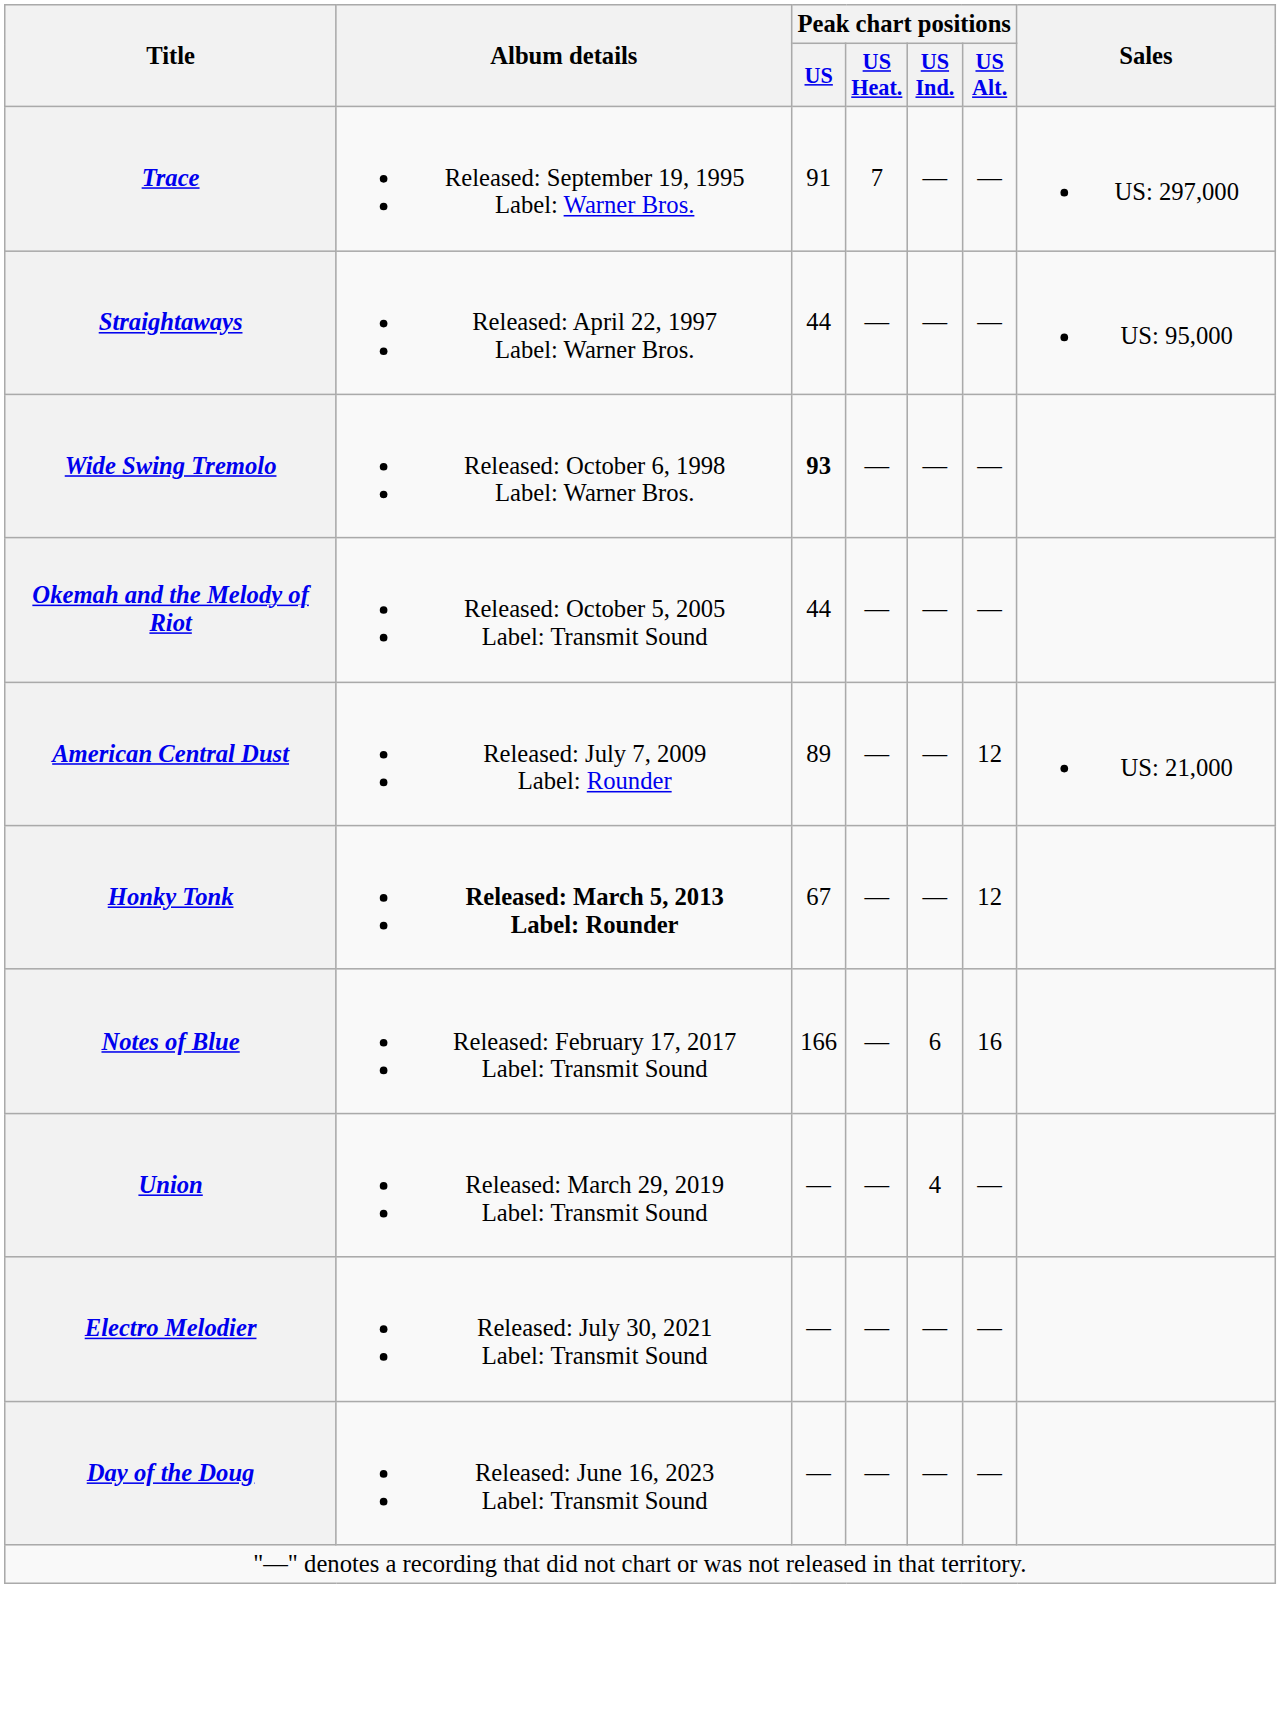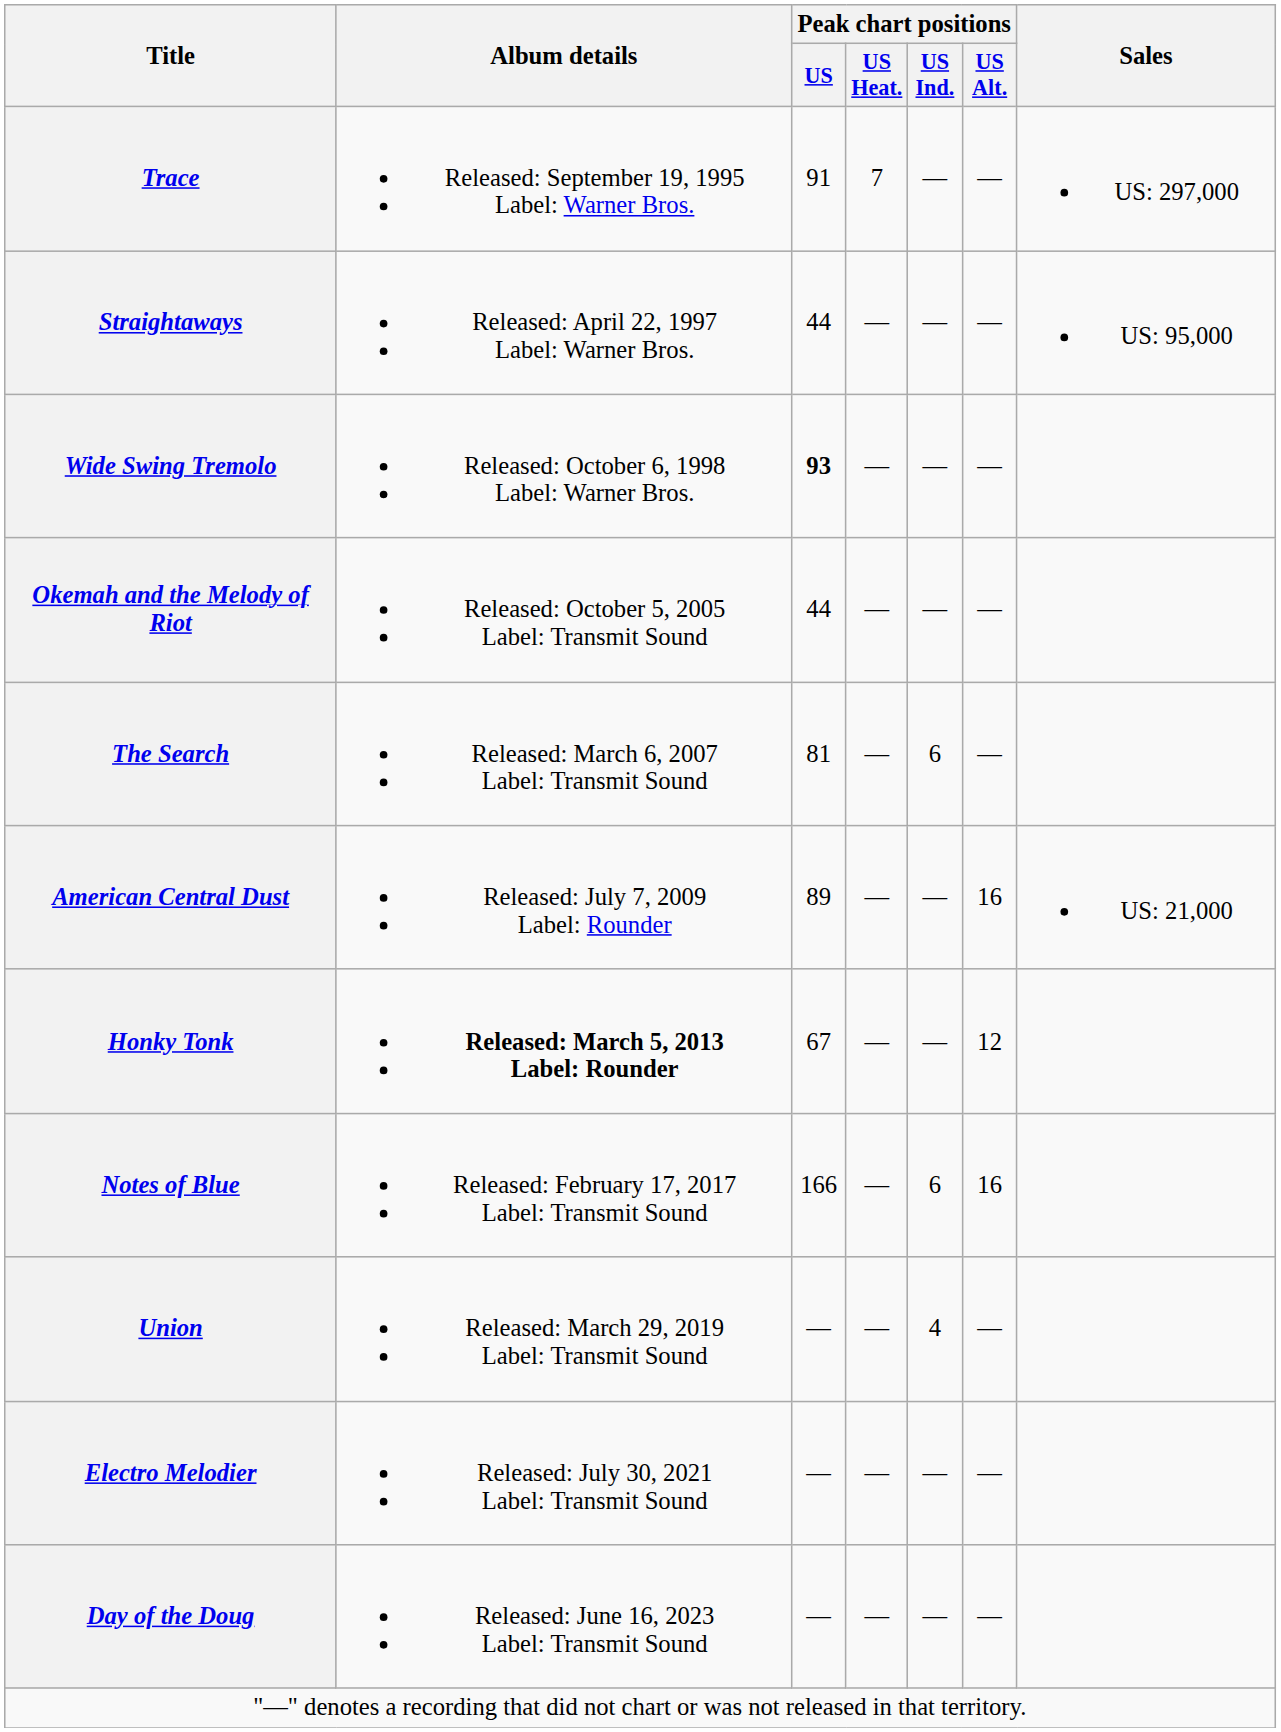+ row: (171, 753)
(990, 753) 12 -> (990, 897) 16
